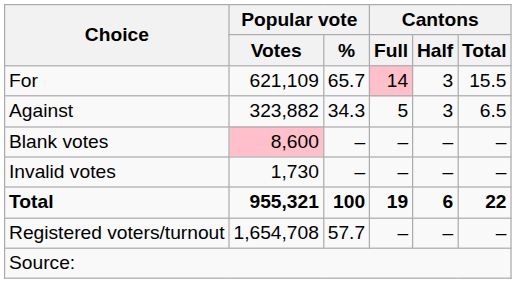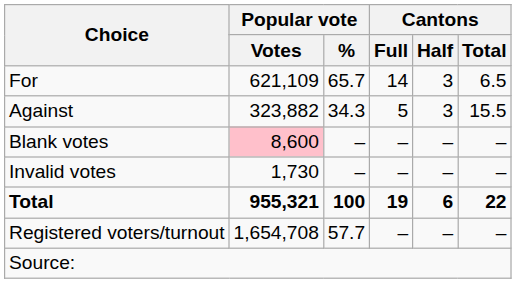(397, 80) pink background -> (397, 80) no background
(488, 80) 15.5 -> (493, 80) 6.5
(493, 111) 6.5 -> (488, 111) 15.5
